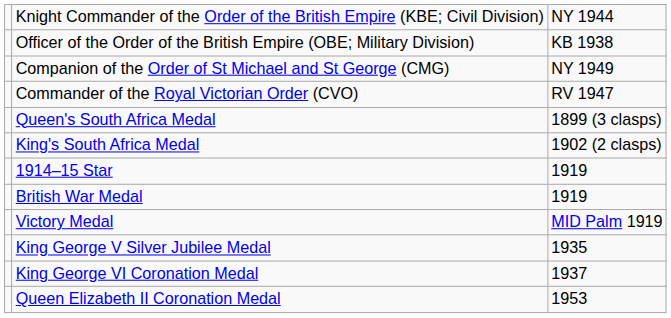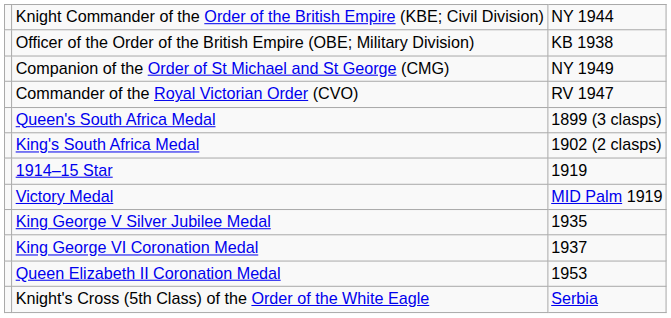- row: (79, 196)
+ row: (222, 299)
